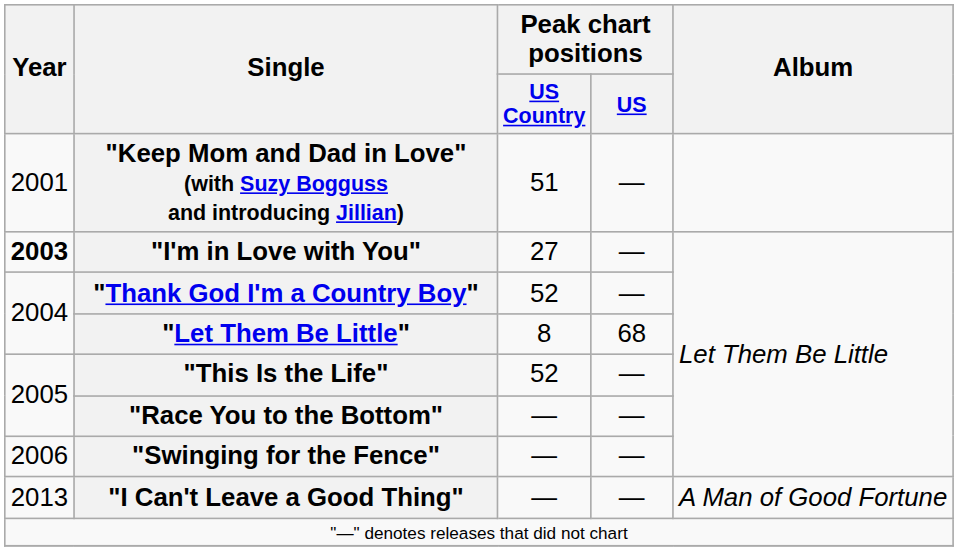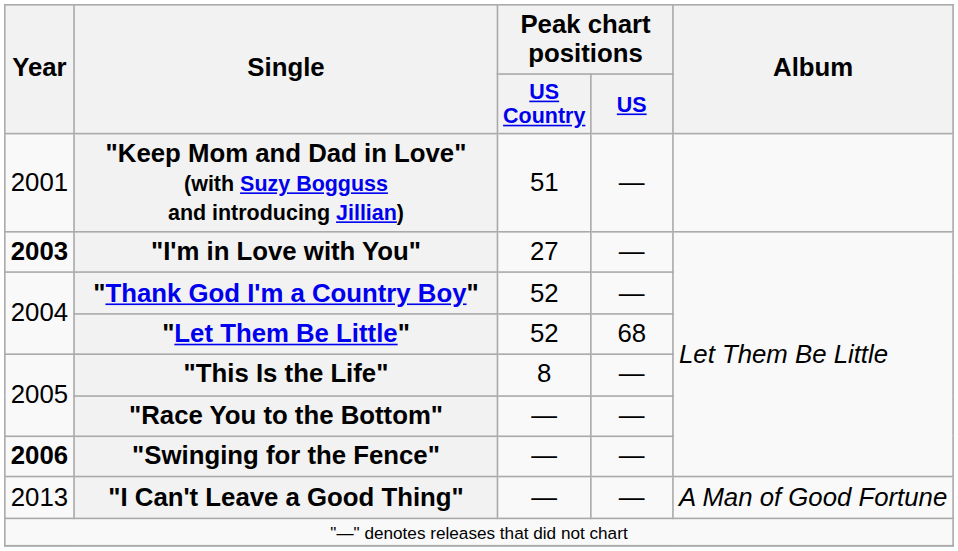(544, 333) 8 -> (544, 333) 52
(544, 374) 52 -> (544, 374) 8
(39, 456) normal -> (39, 456) bold
